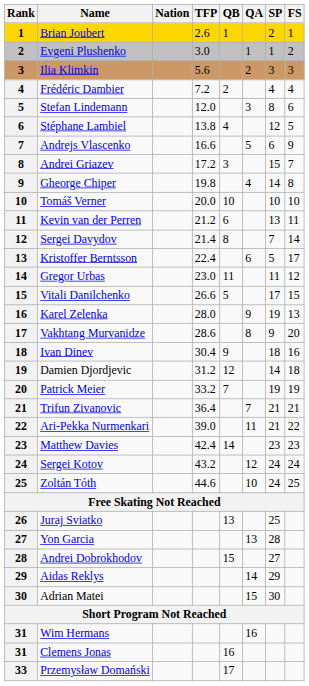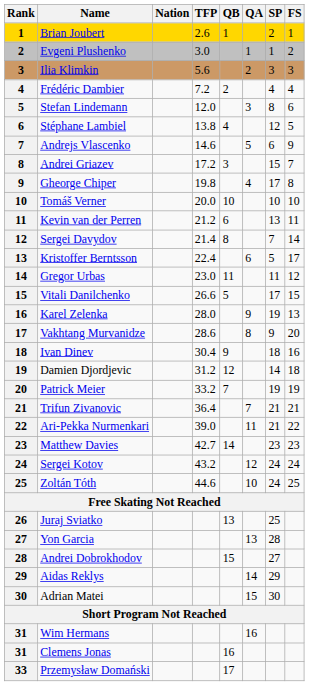(205, 145) 16.6 -> (205, 145) 14.6
(274, 182) 14 -> (274, 182) 17
(205, 445) 42.4 -> (205, 445) 42.7
